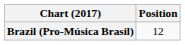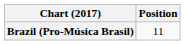(158, 31) 12 -> (158, 31) 11
